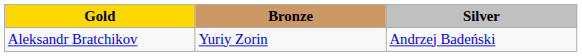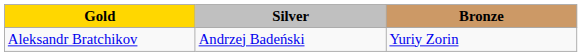columns swapped: (481, 16) <-> (291, 16)
